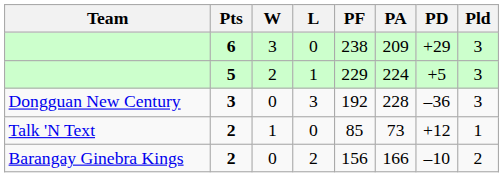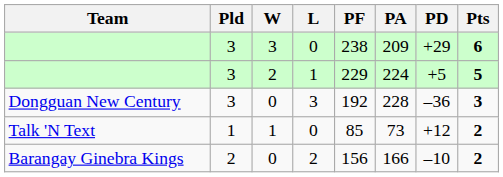columns swapped: (478, 18) <-> (231, 18)
